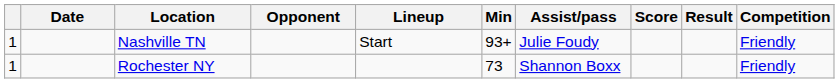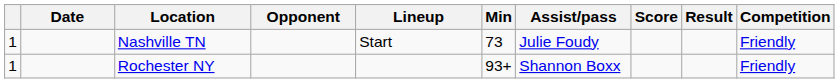(498, 42) 93+ -> (494, 42) 73
(494, 66) 73 -> (498, 66) 93+
